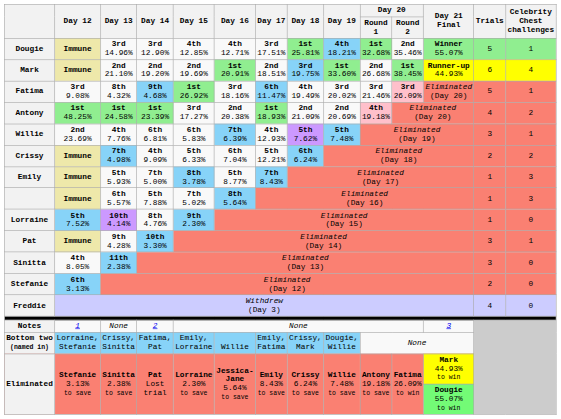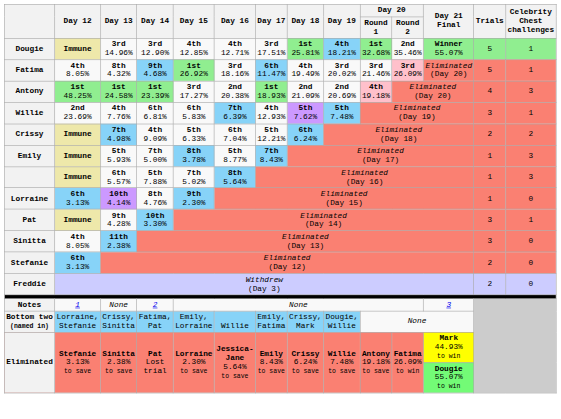- row: (119, 71)
(78, 92) 3rd 9.08% -> (78, 71) 4th 8.05%
(531, 113) 2 -> (531, 92) 3
(78, 220) 5th 7.52% -> (78, 199) 6th 3.13%
(490, 306) 4 -> (490, 284) 2
